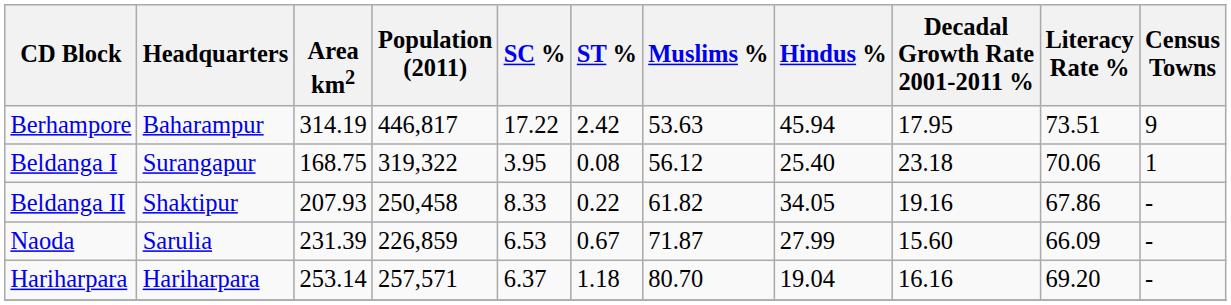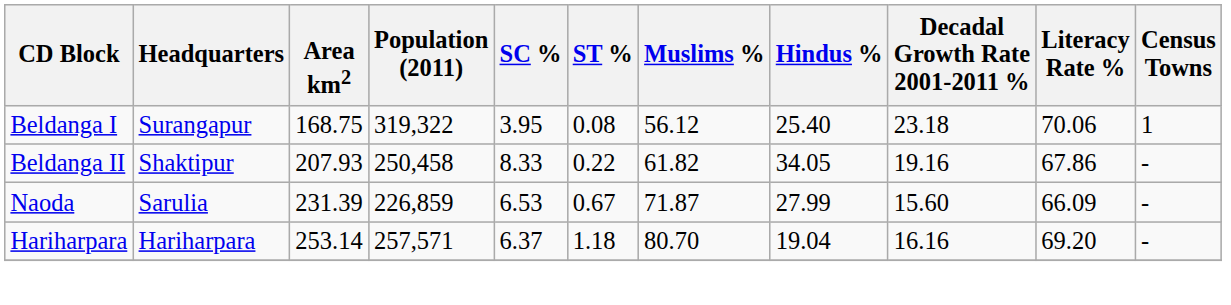- row: (71, 124)
